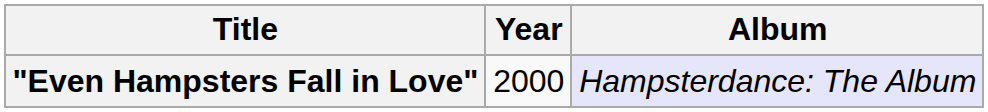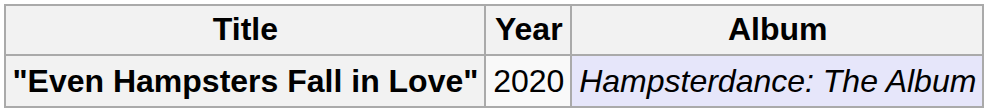(529, 80) 2000 -> (529, 80) 2020
